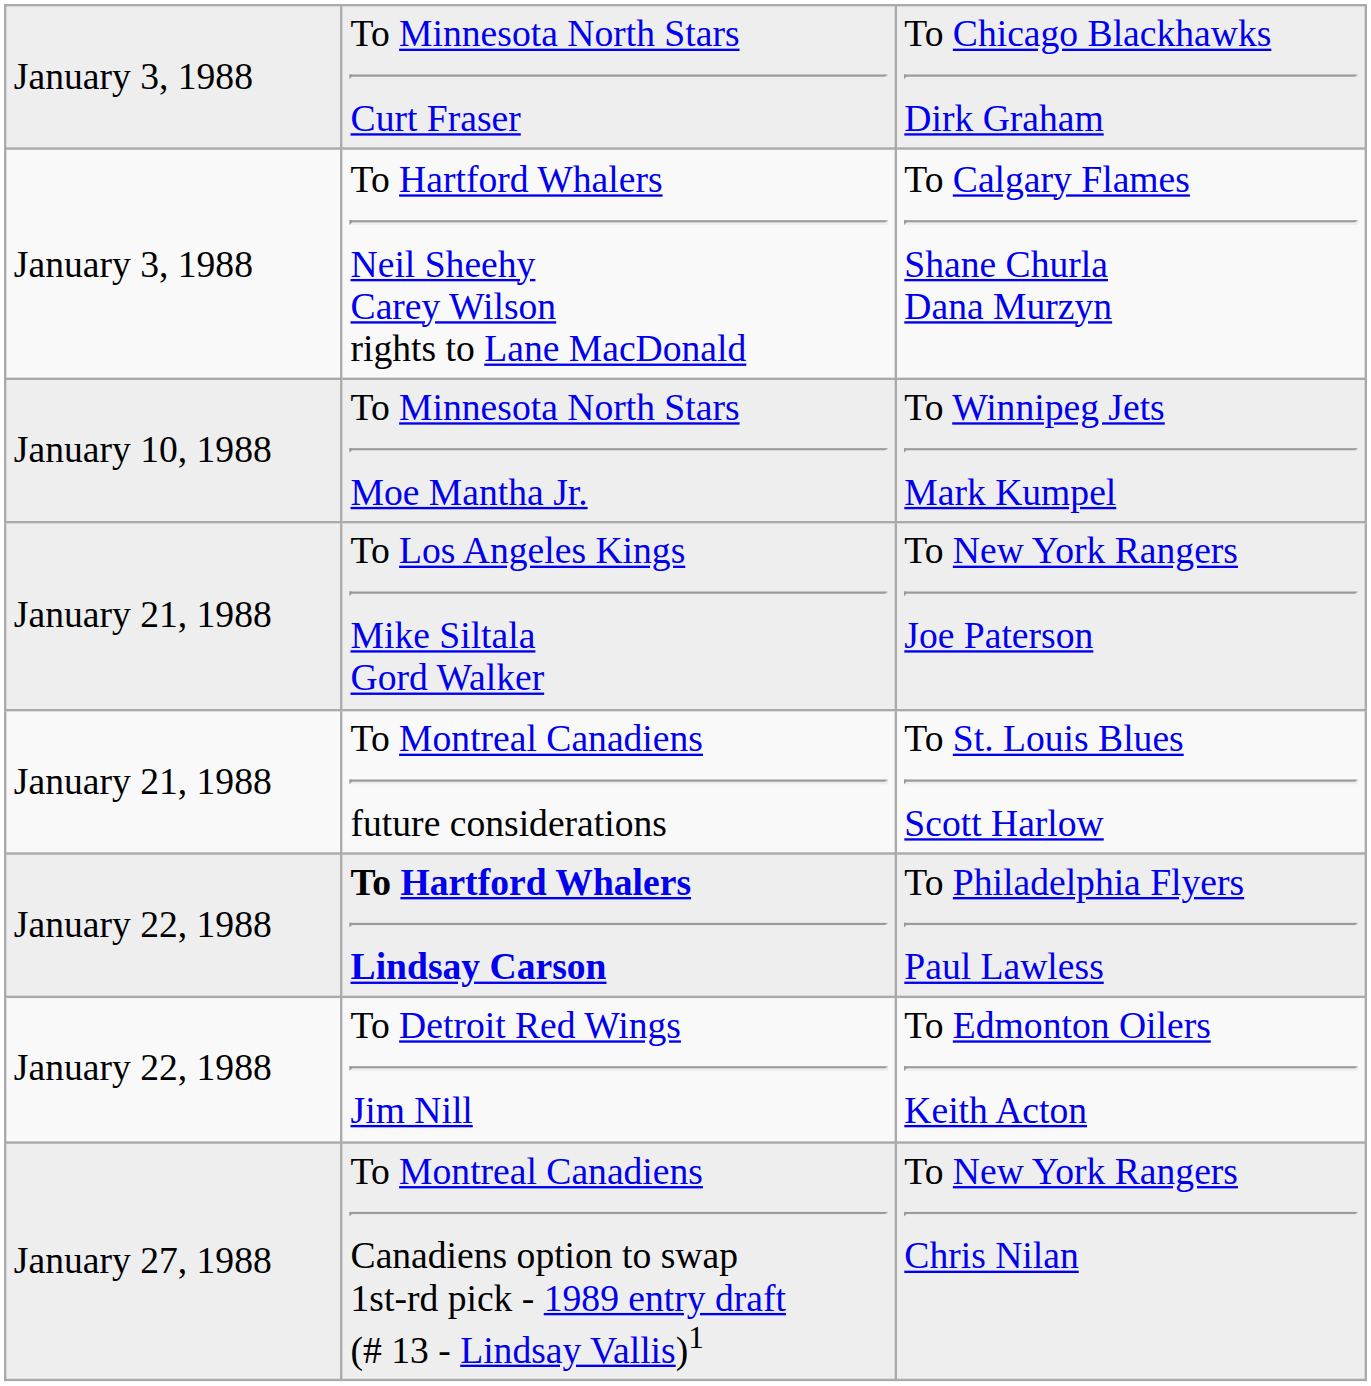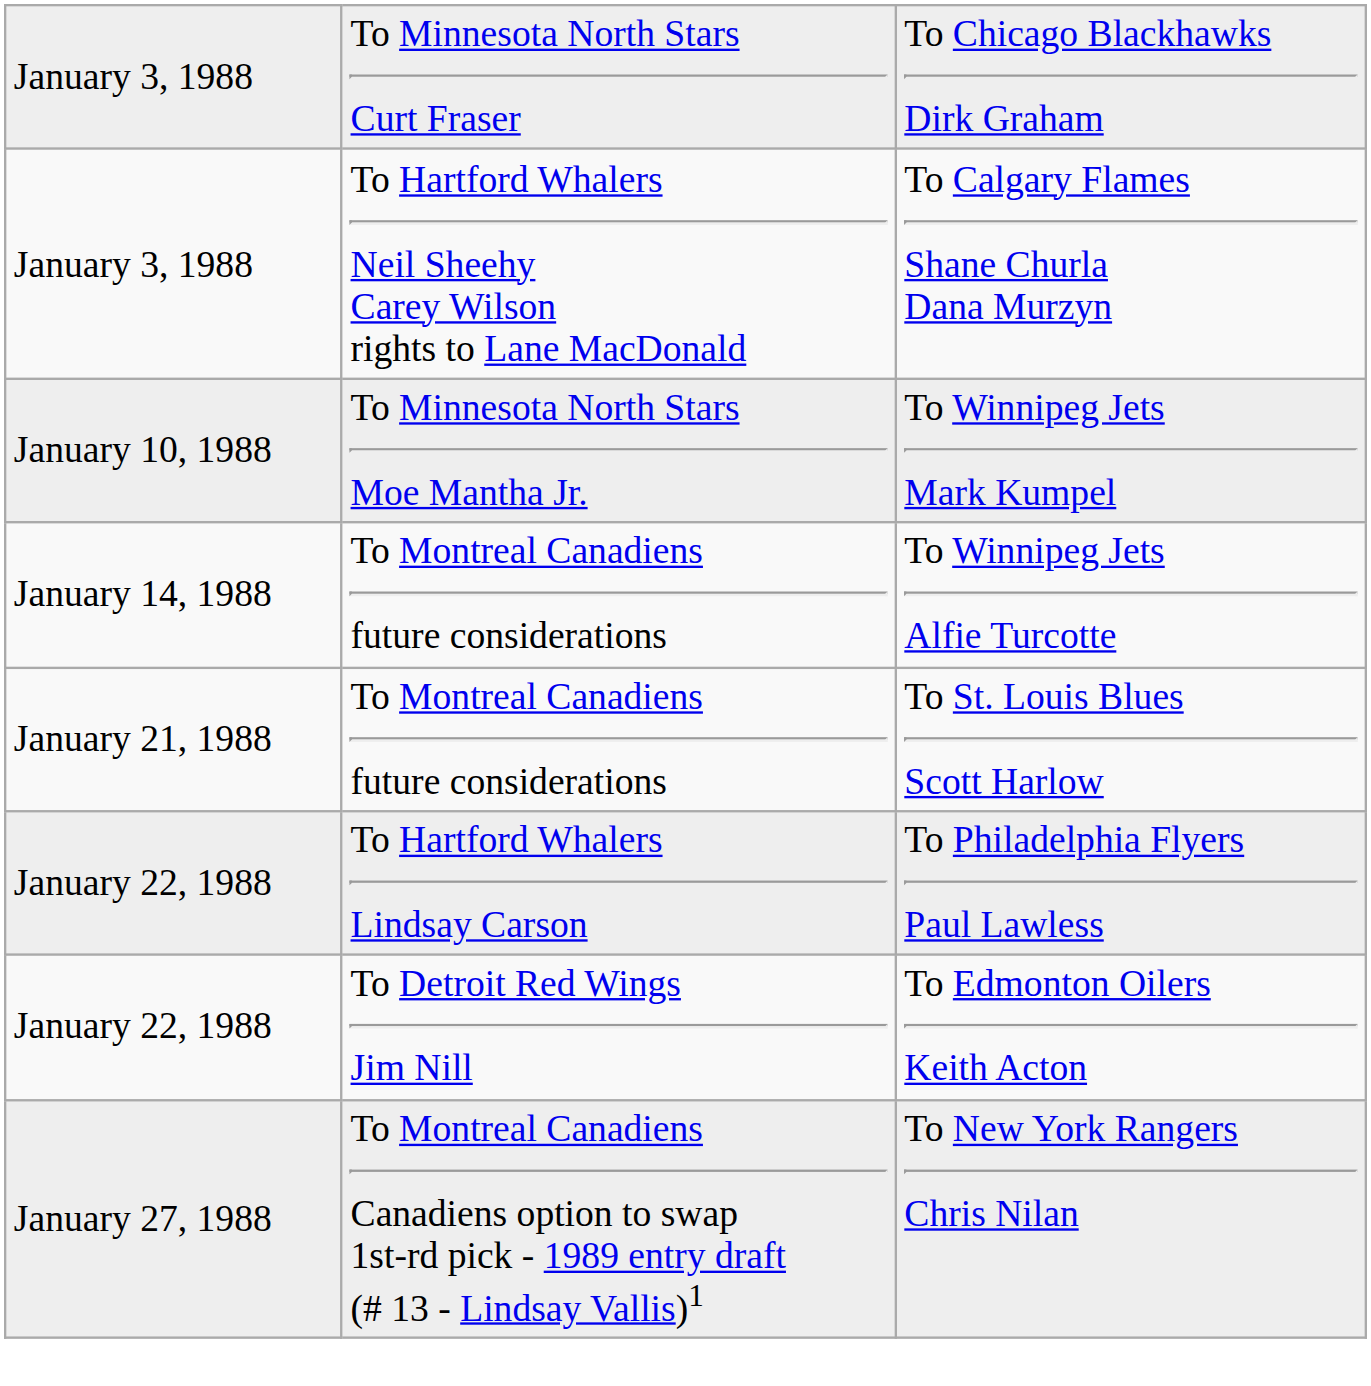+ row: (1131, 593)
- row: (1131, 593)
(619, 924) bold -> (619, 882) normal
